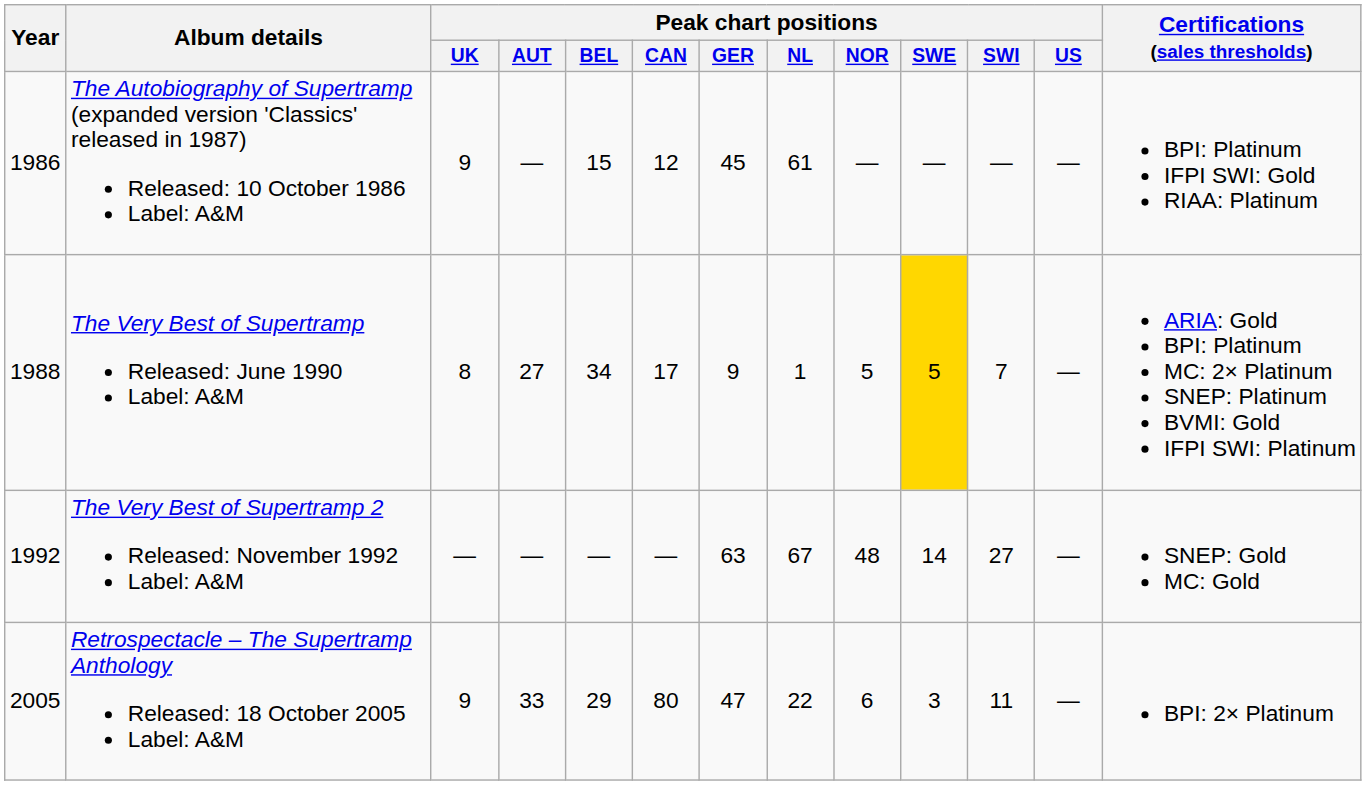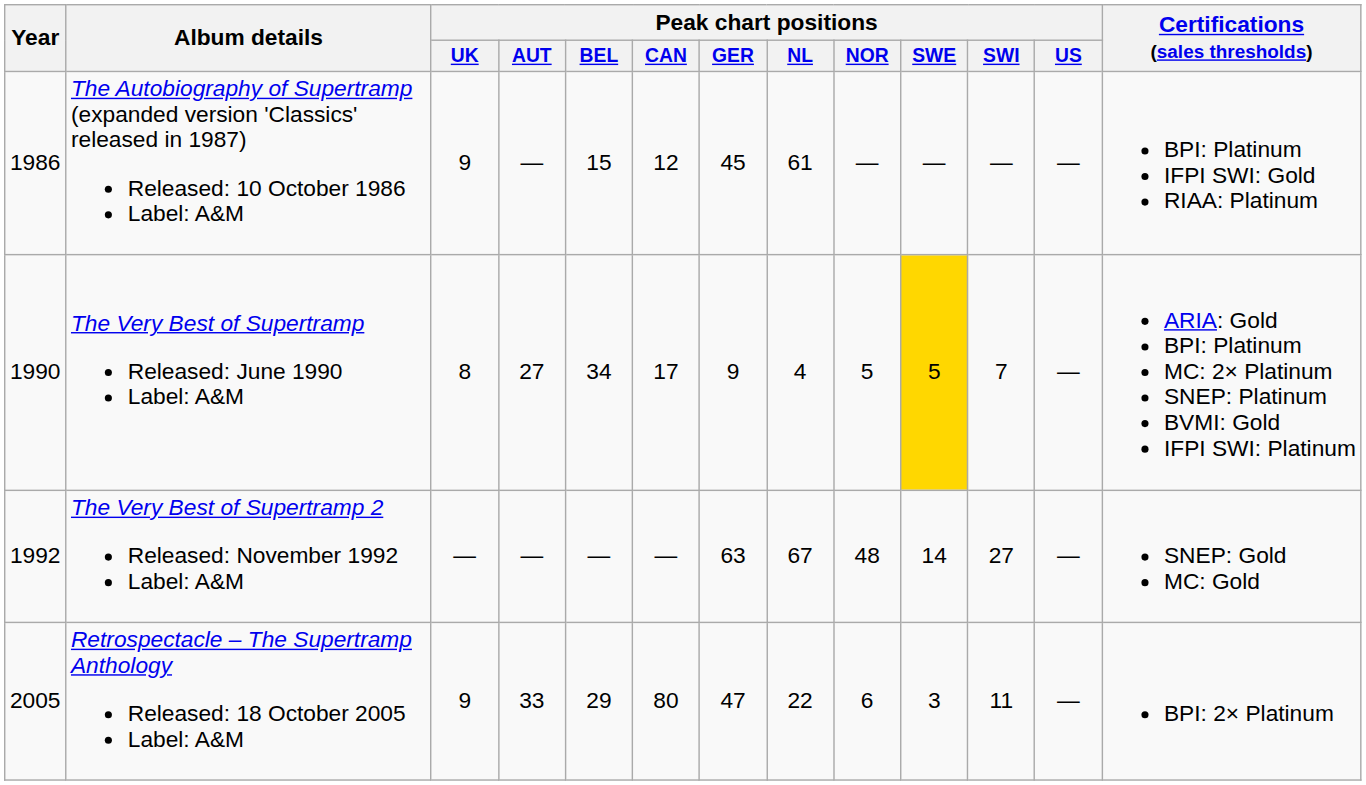(35, 372) 1988 -> (35, 372) 1990
(800, 372) 1 -> (800, 372) 4
